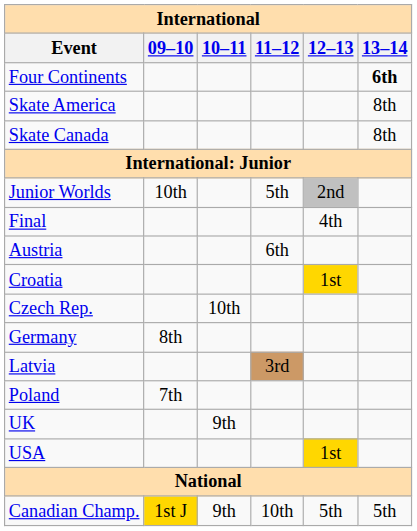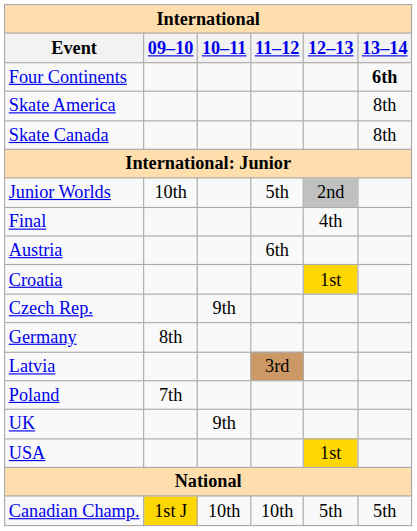(224, 308) 10th -> (224, 308) 9th
(224, 510) 9th -> (224, 510) 10th
